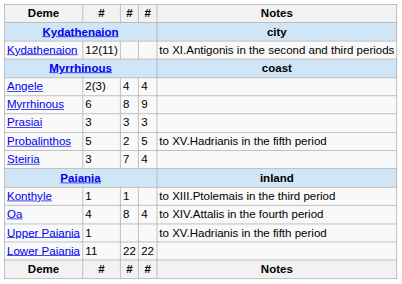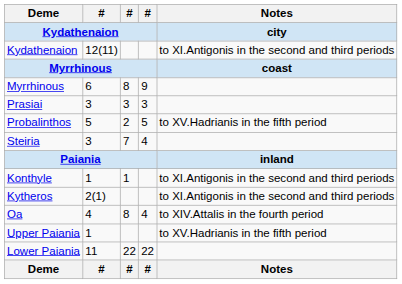- row: (25, 86)
(247, 196) to XIII.Ptolemais in the third period -> (277, 178) to XI.Antigonis in the second and third periods
+ row: (30, 196)
